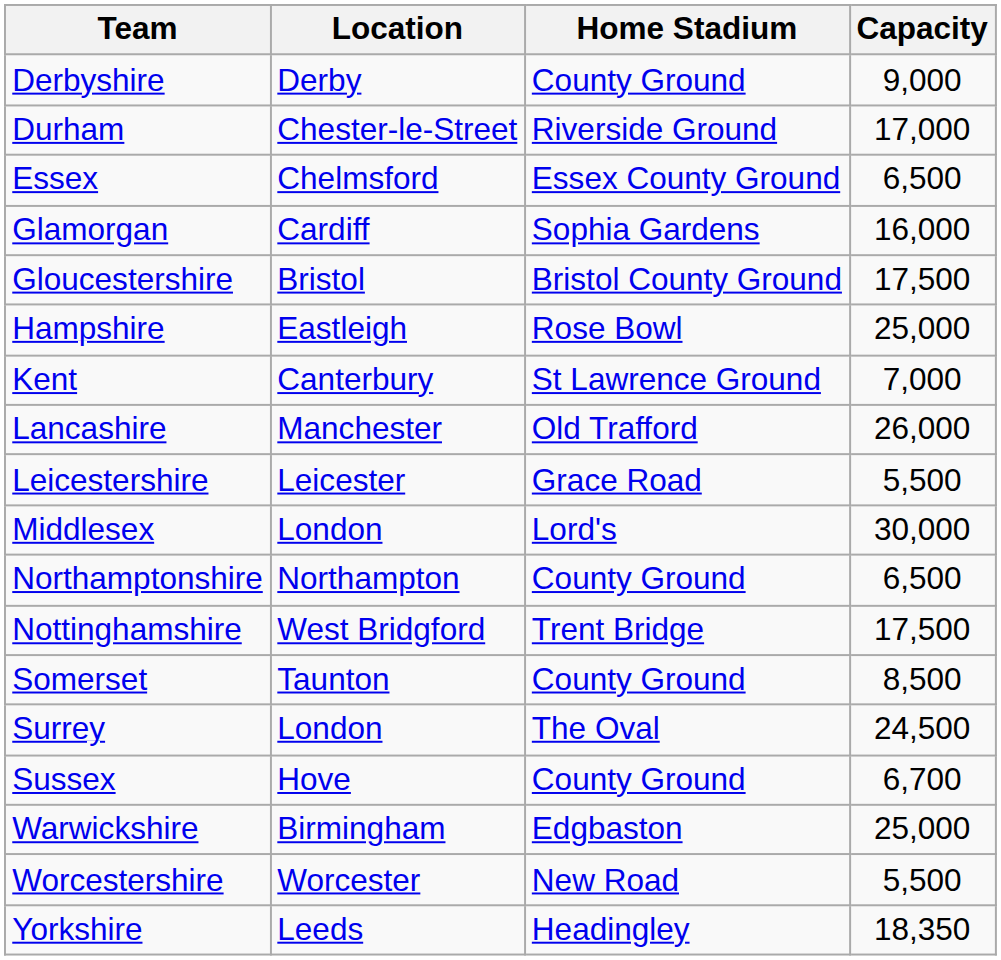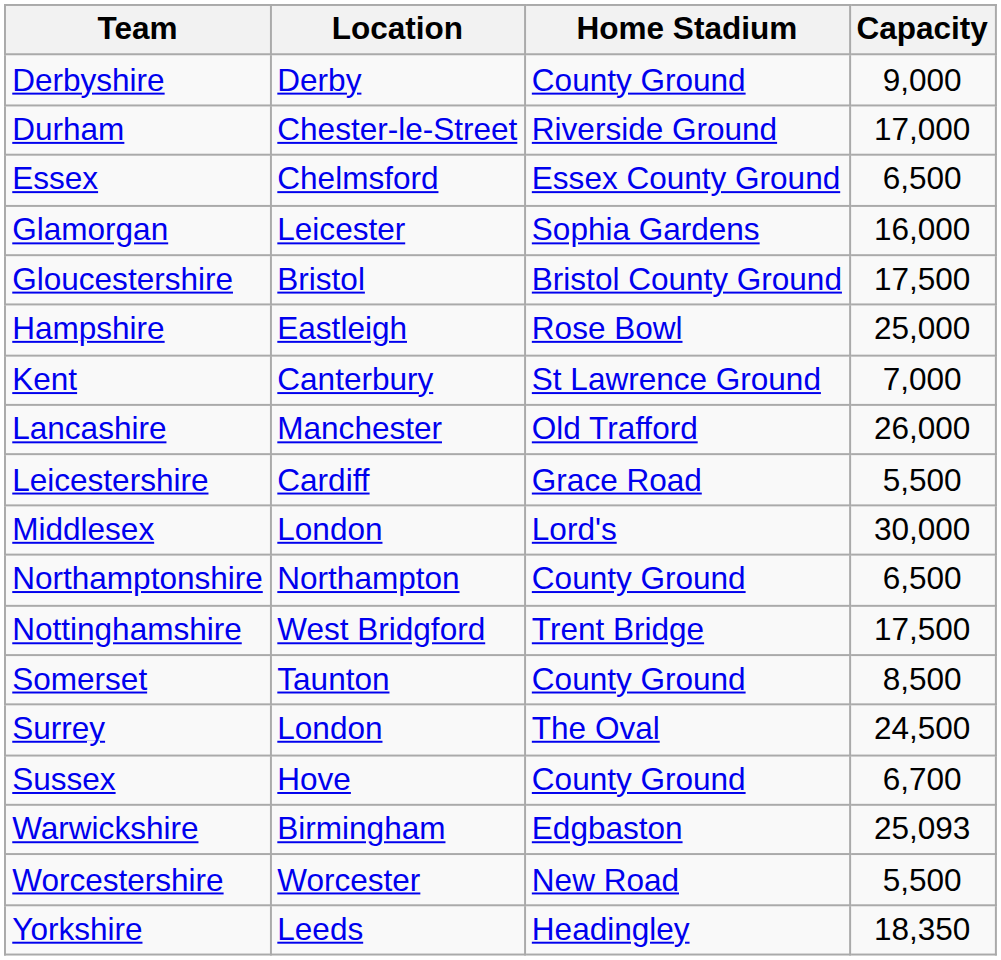(323, 229) Cardiff -> (341, 229) Leicester
(341, 479) Leicester -> (323, 479) Cardiff
(922, 829) 25,000 -> (922, 829) 25,093
